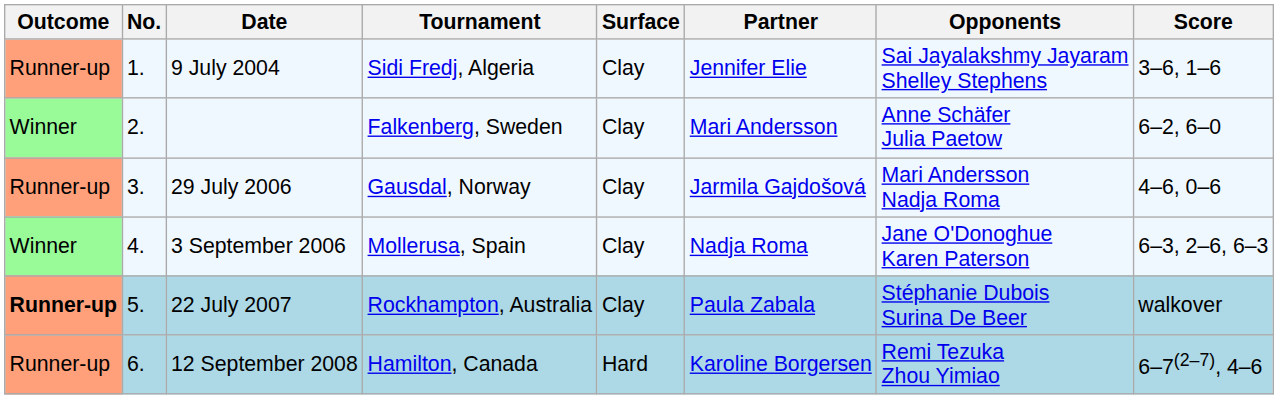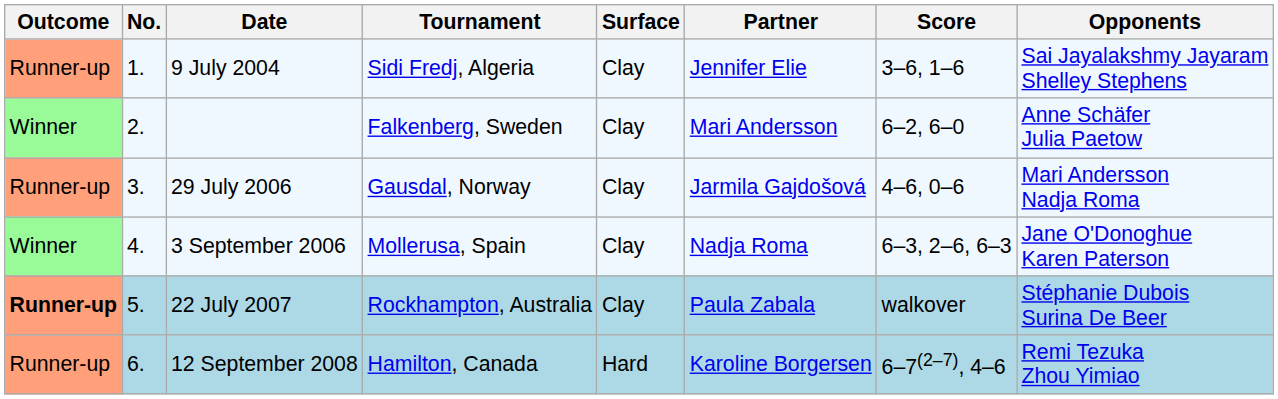columns swapped: (1005, 21) <-> (1203, 21)
